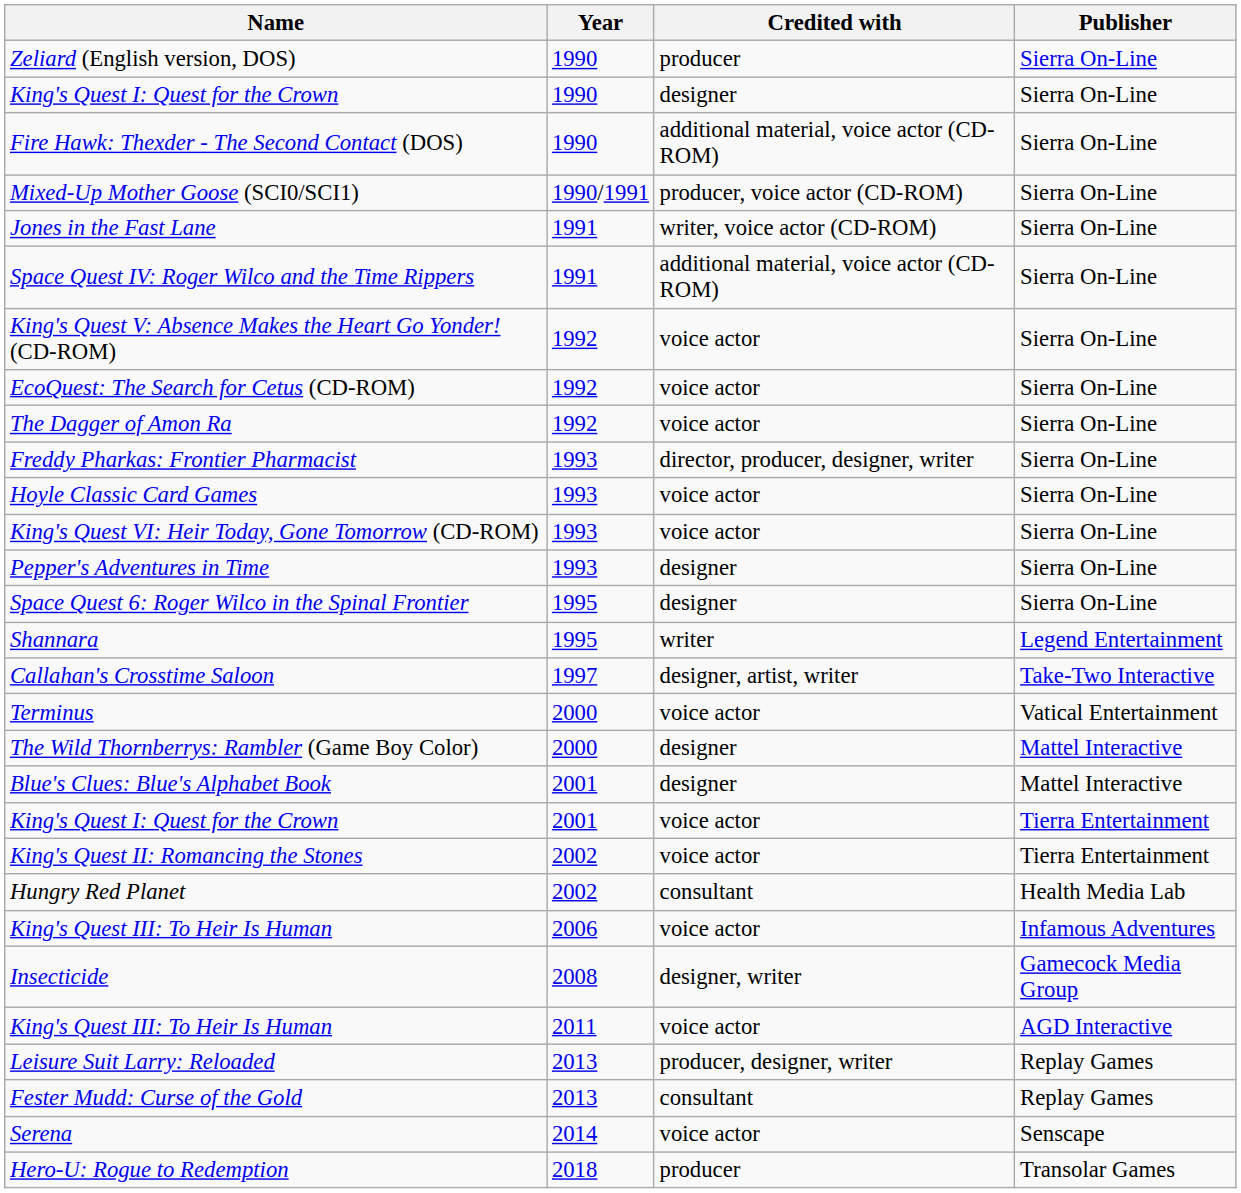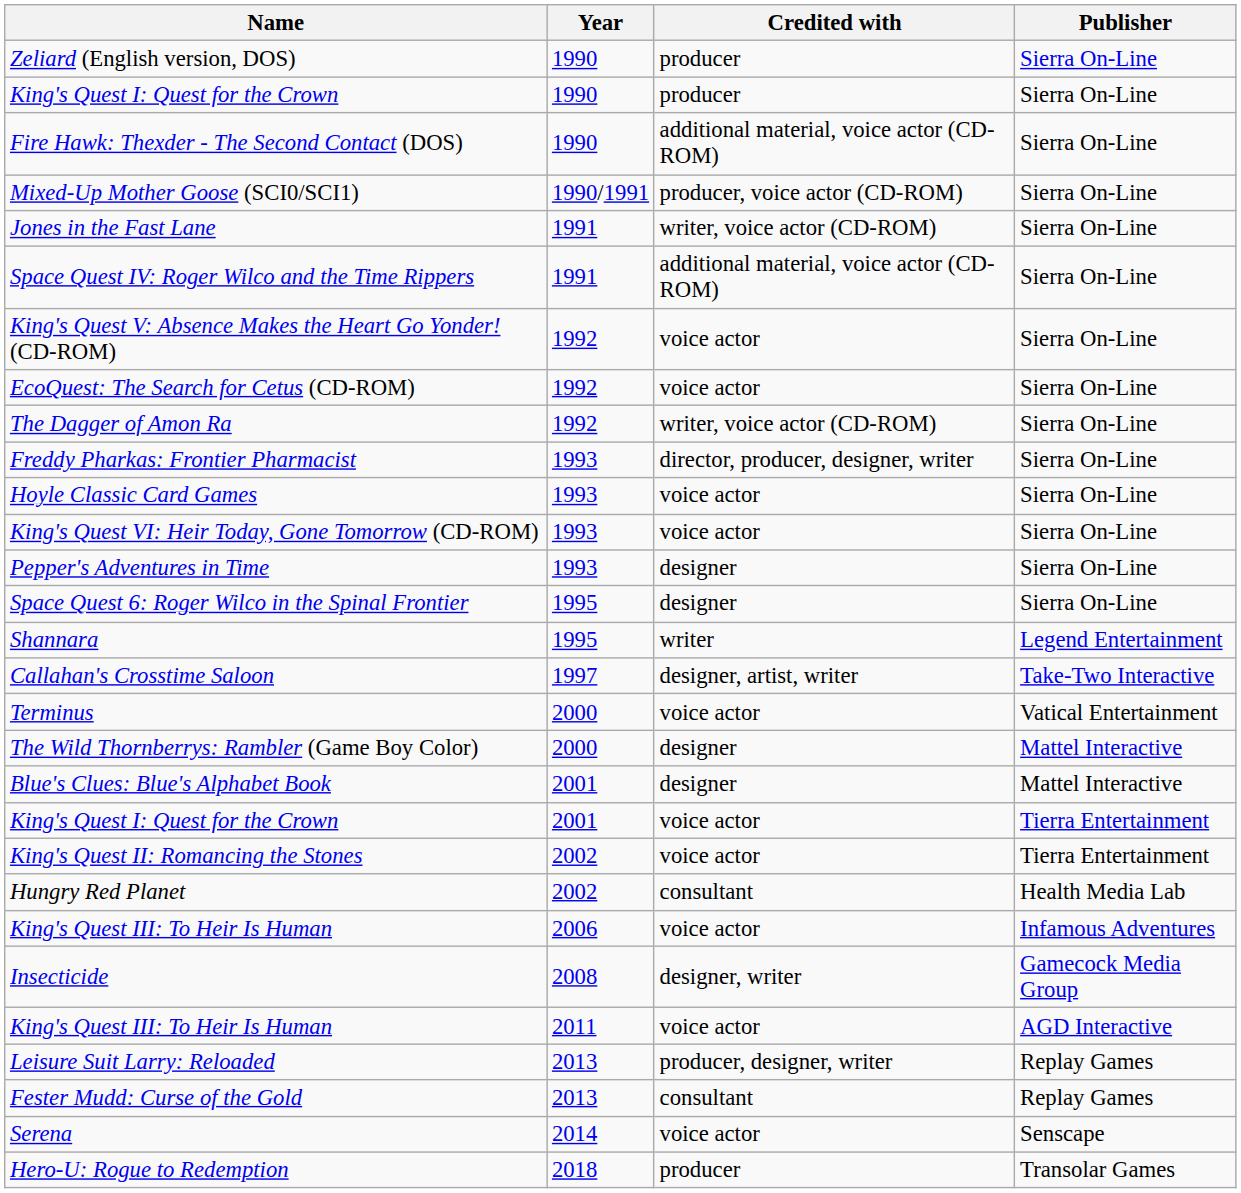(698, 94) designer -> (700, 94) producer
(710, 423) voice actor -> (798, 423) writer, voice actor (CD-ROM)
